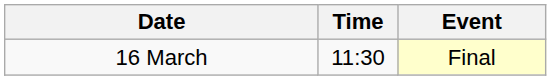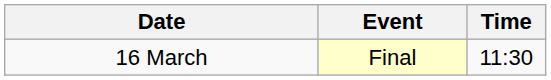columns swapped: (358, 22) <-> (472, 22)
